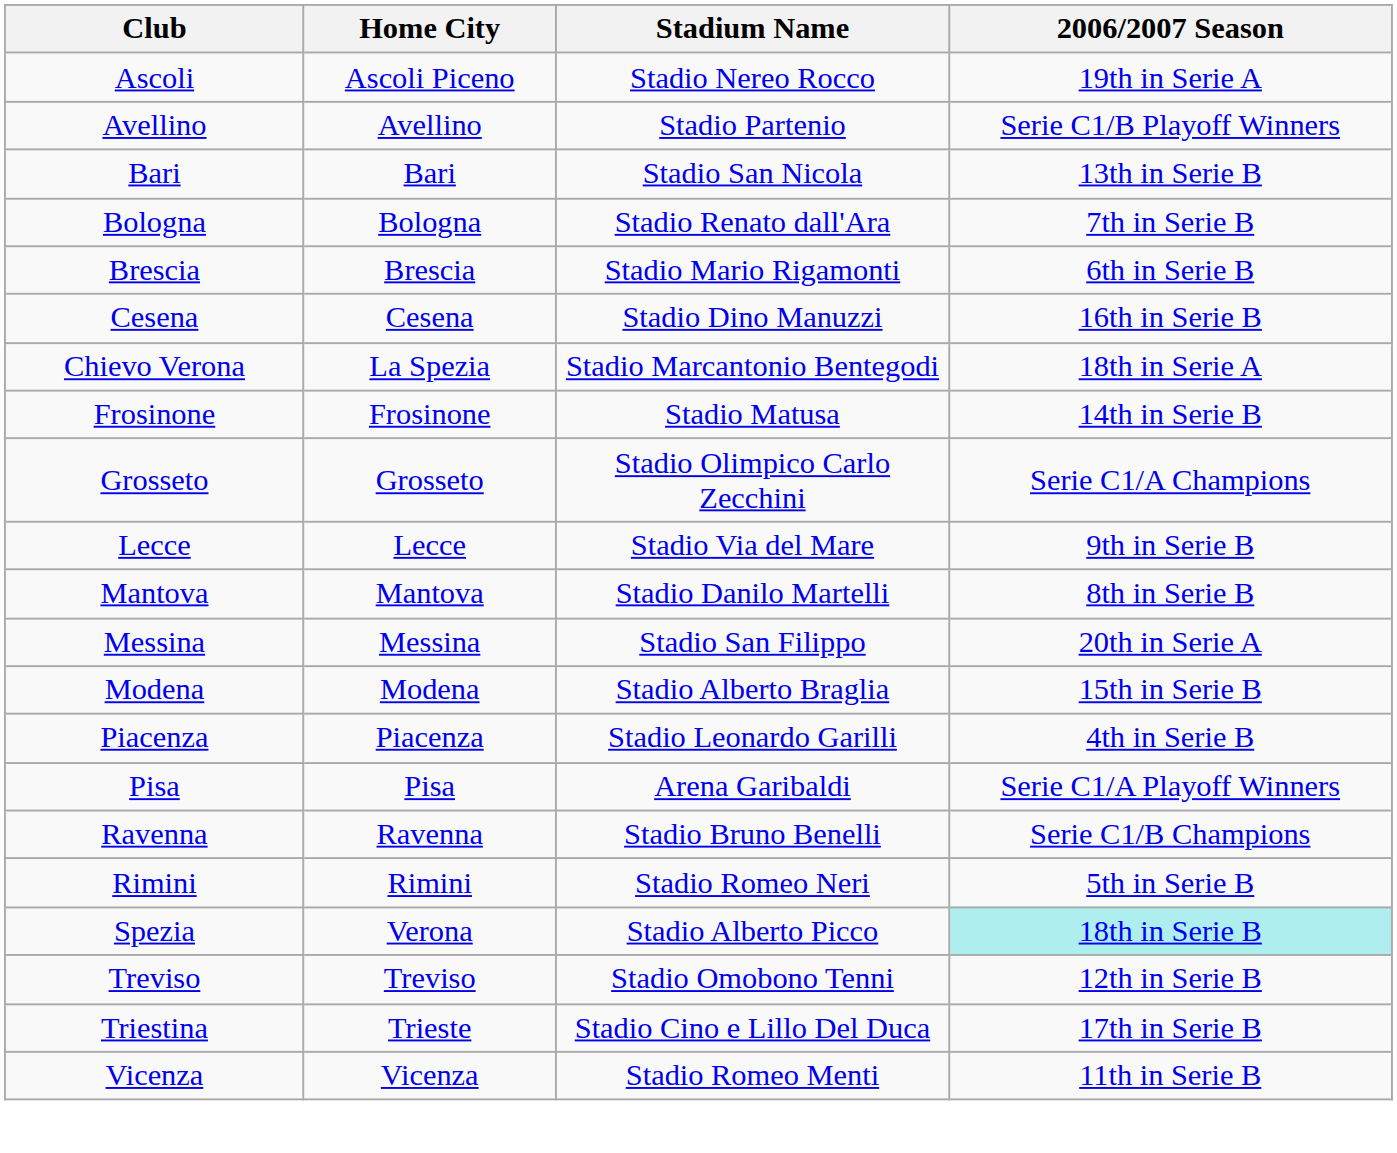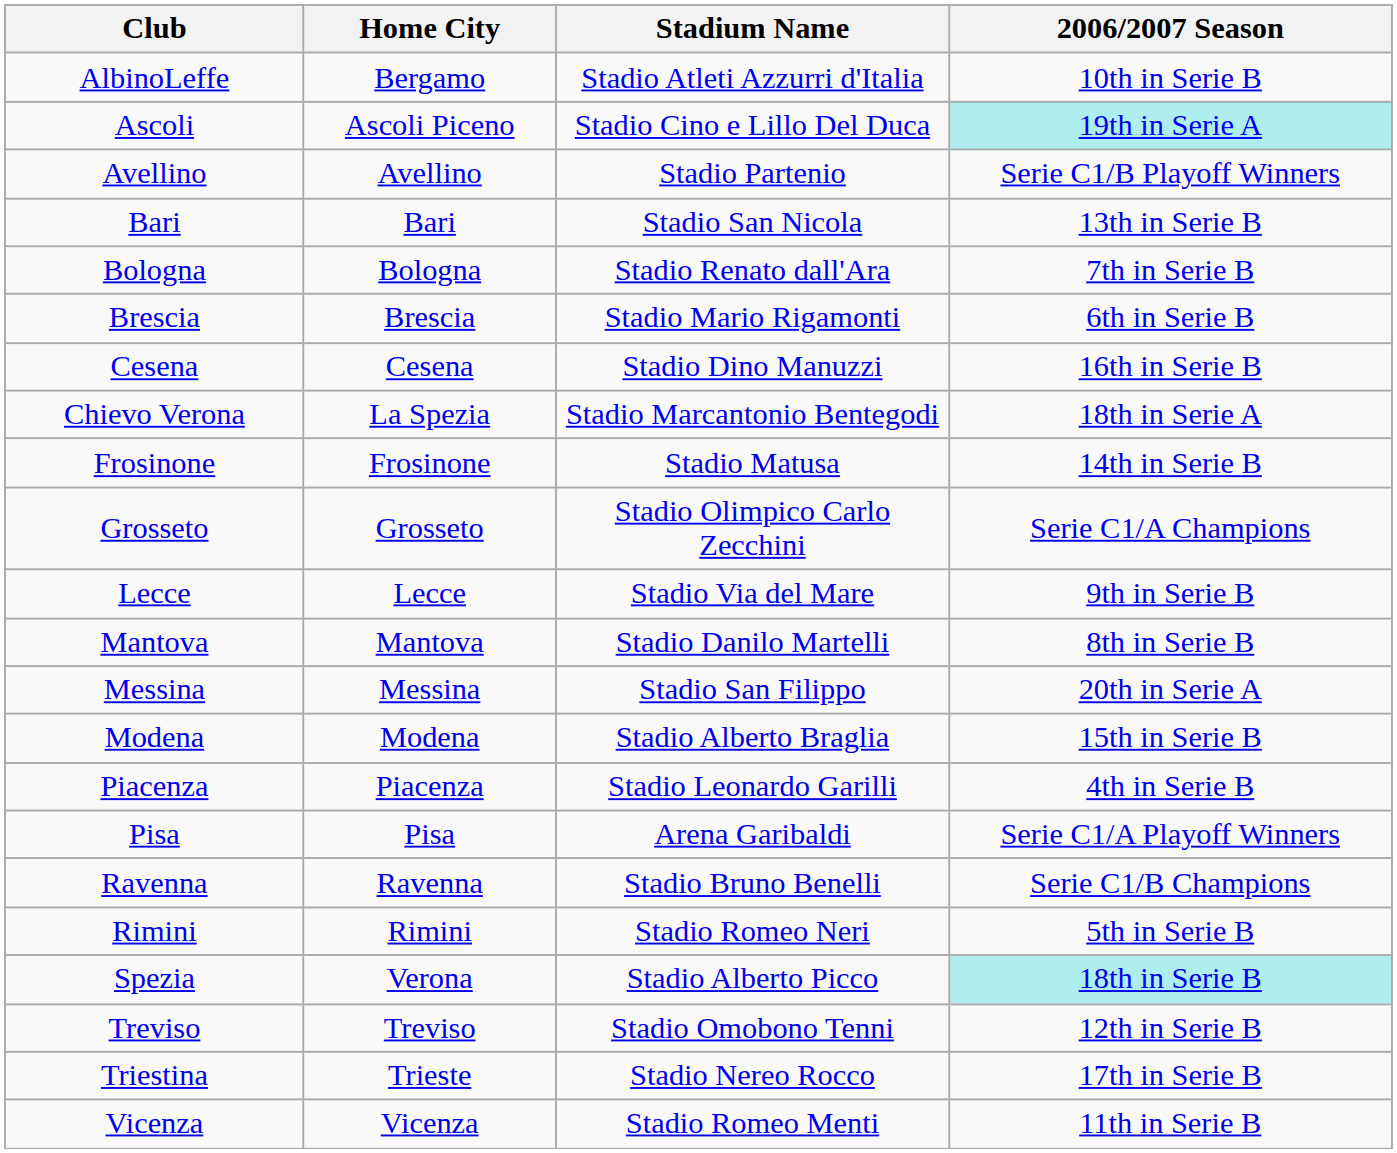+ row: (154, 76)
(752, 76) Stadio Nereo Rocco -> (752, 125) Stadio Cino e Lillo Del Duca
(1170, 76) no background -> (1170, 125) paleturquoise background
(752, 1027) Stadio Cino e Lillo Del Duca -> (752, 1075) Stadio Nereo Rocco
